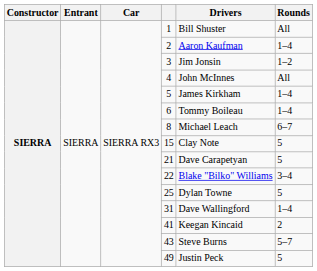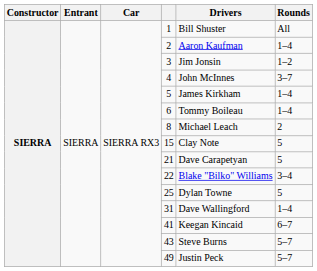(284, 77) All -> (285, 77) 3–7
(285, 126) 6–7 -> (280, 126) 2
(280, 225) 2 -> (285, 225) 6–7
(280, 257) 5 -> (285, 257) 5–7
